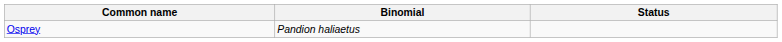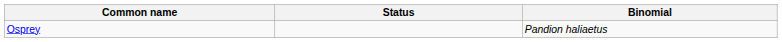columns swapped: (402, 12) <-> (654, 12)
